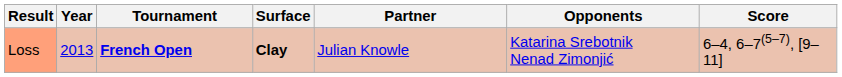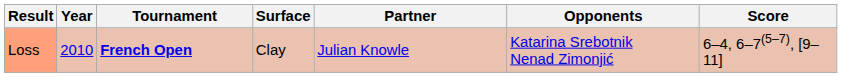(77, 50) 2013 -> (77, 50) 2010
(272, 50) bold -> (271, 50) normal
